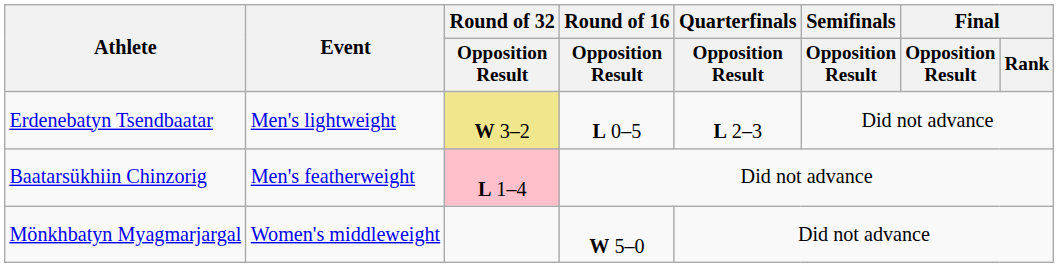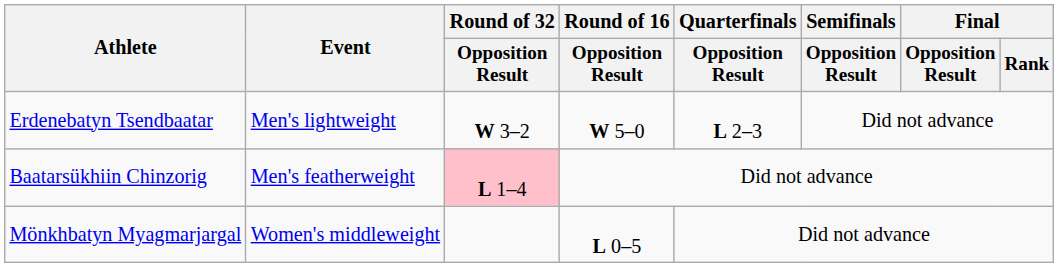(502, 132) khaki background -> (502, 132) no background
(617, 132) L 0–5 -> (617, 132) W 5–0
(617, 246) W 5–0 -> (617, 246) L 0–5
